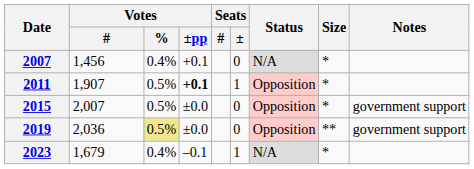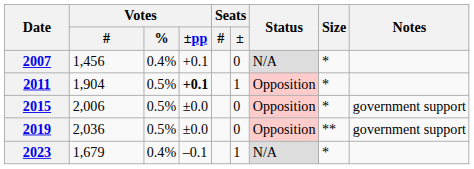(89, 83) 1,907 -> (89, 83) 1,904
(89, 106) 2,007 -> (89, 106) 2,006
(161, 129) khaki background -> (161, 129) no background
